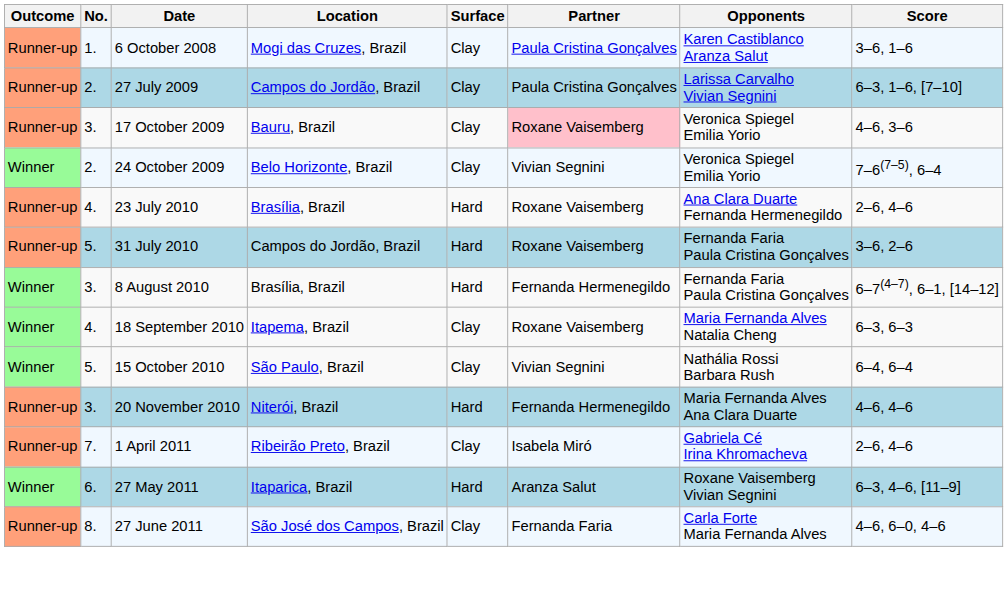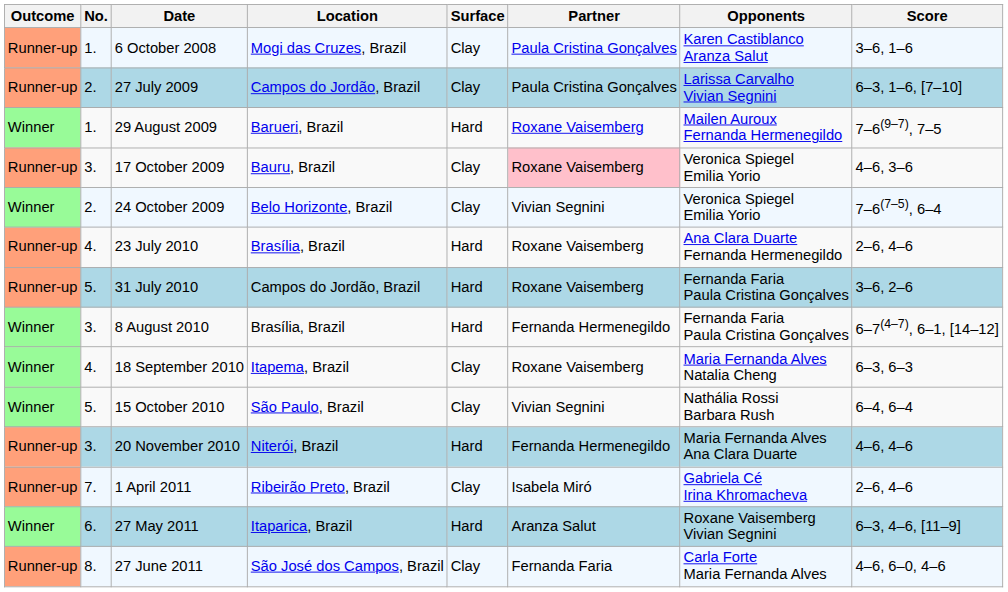+ row: (166, 127)
